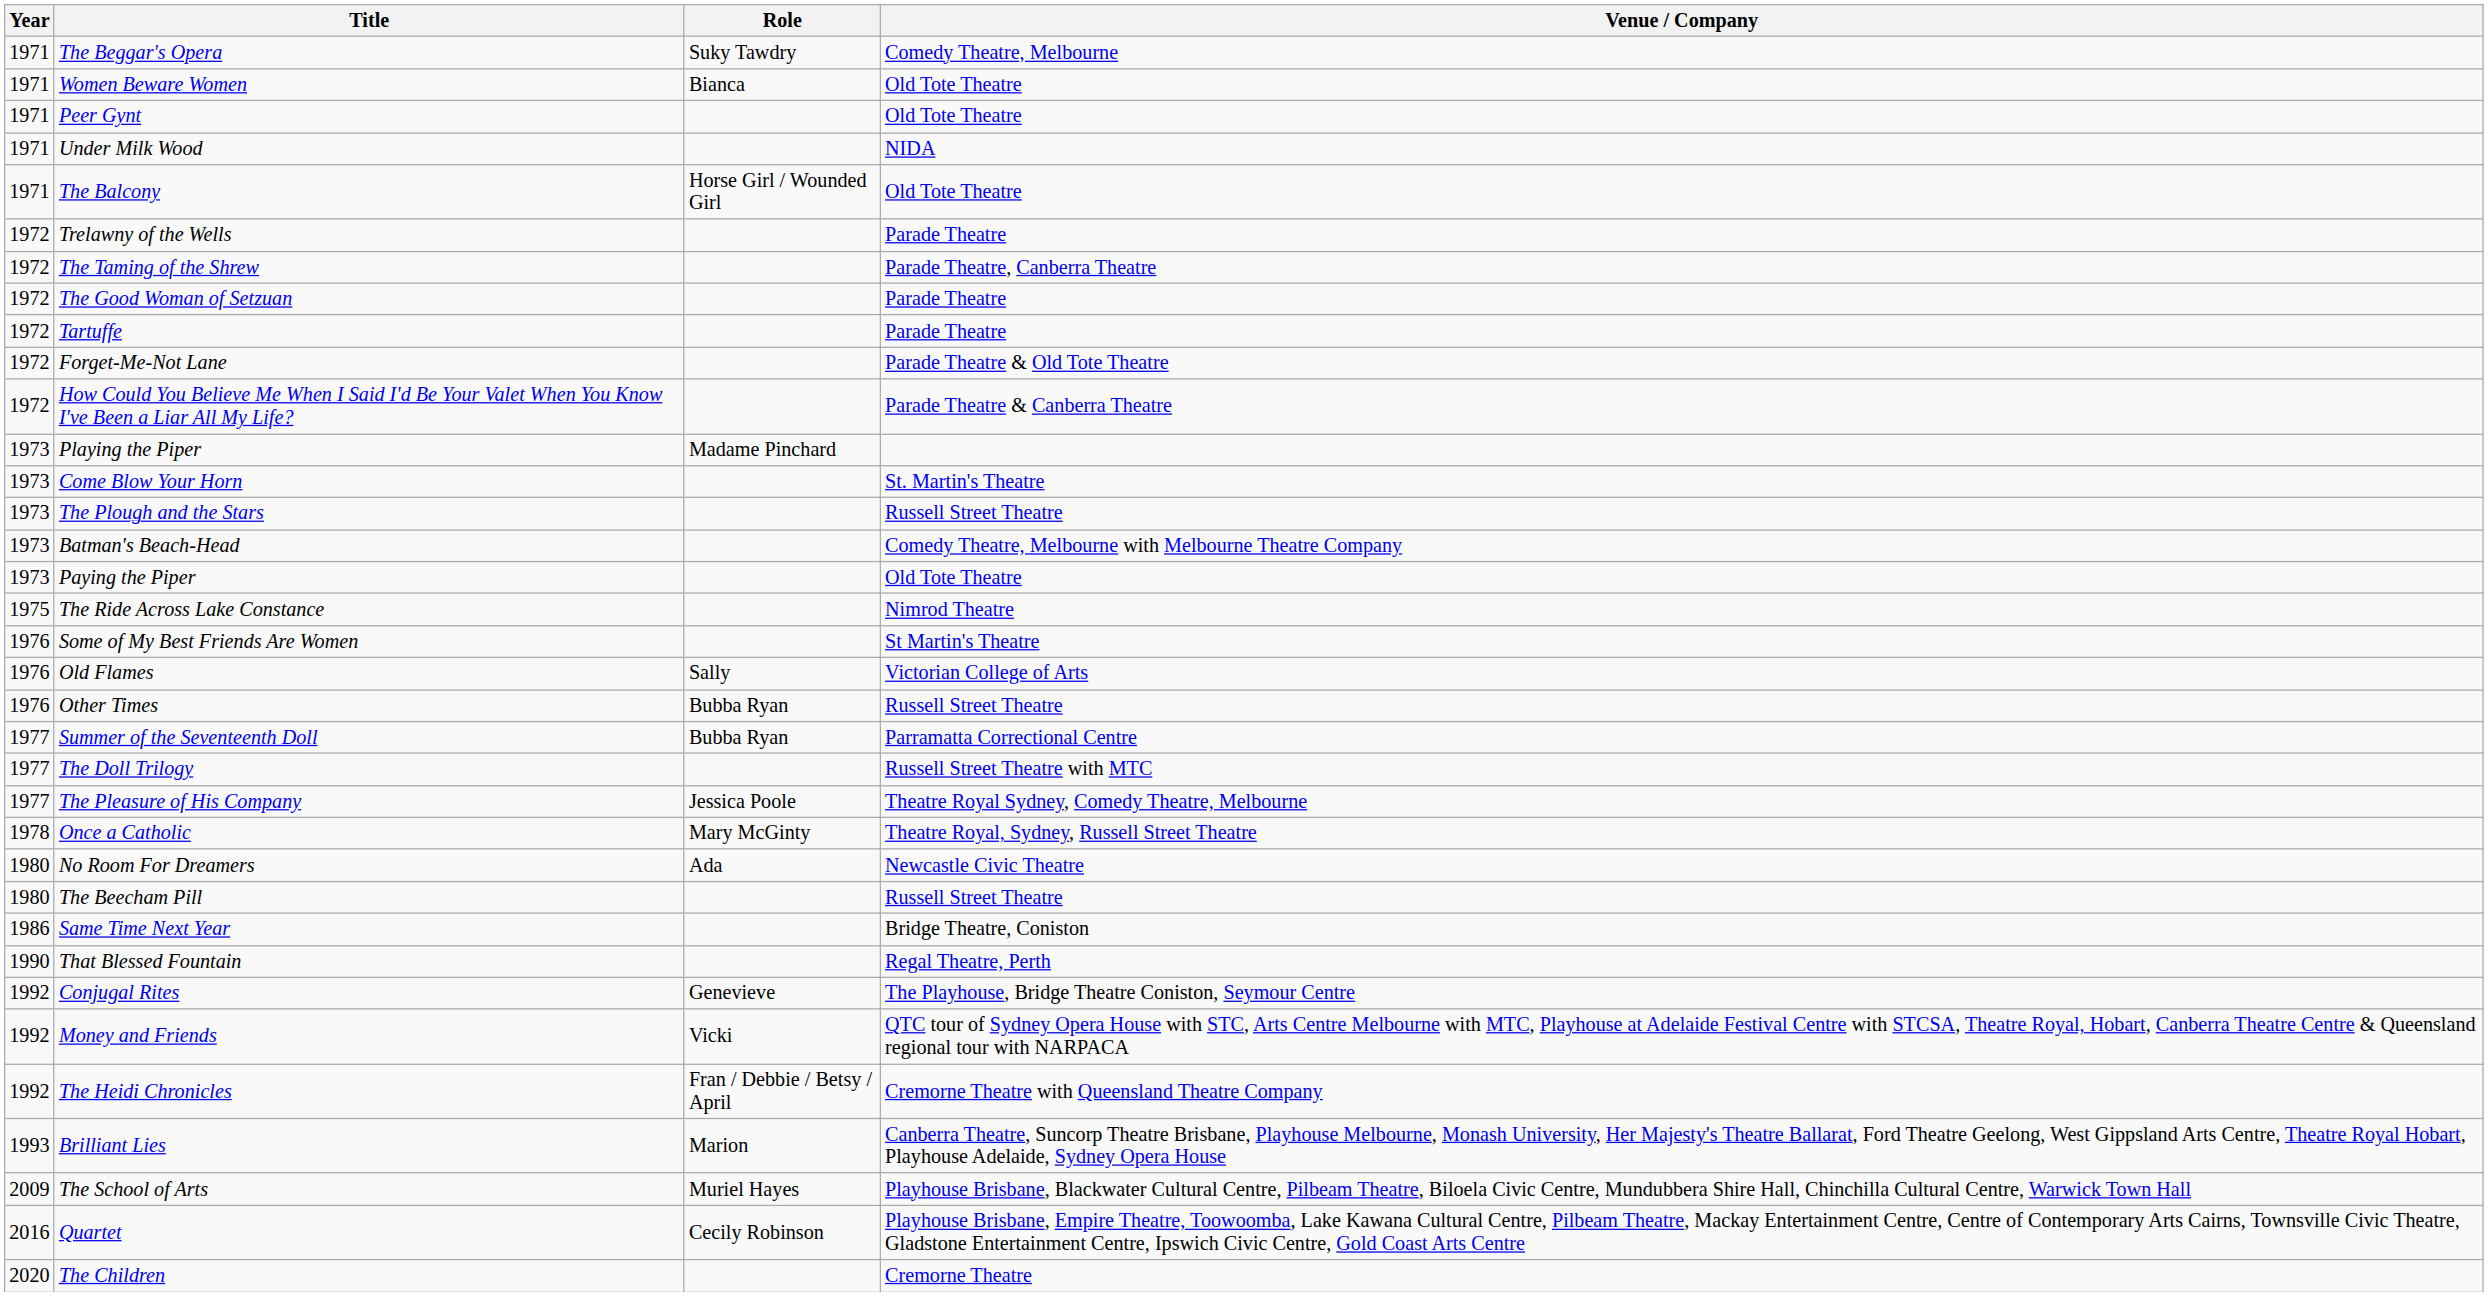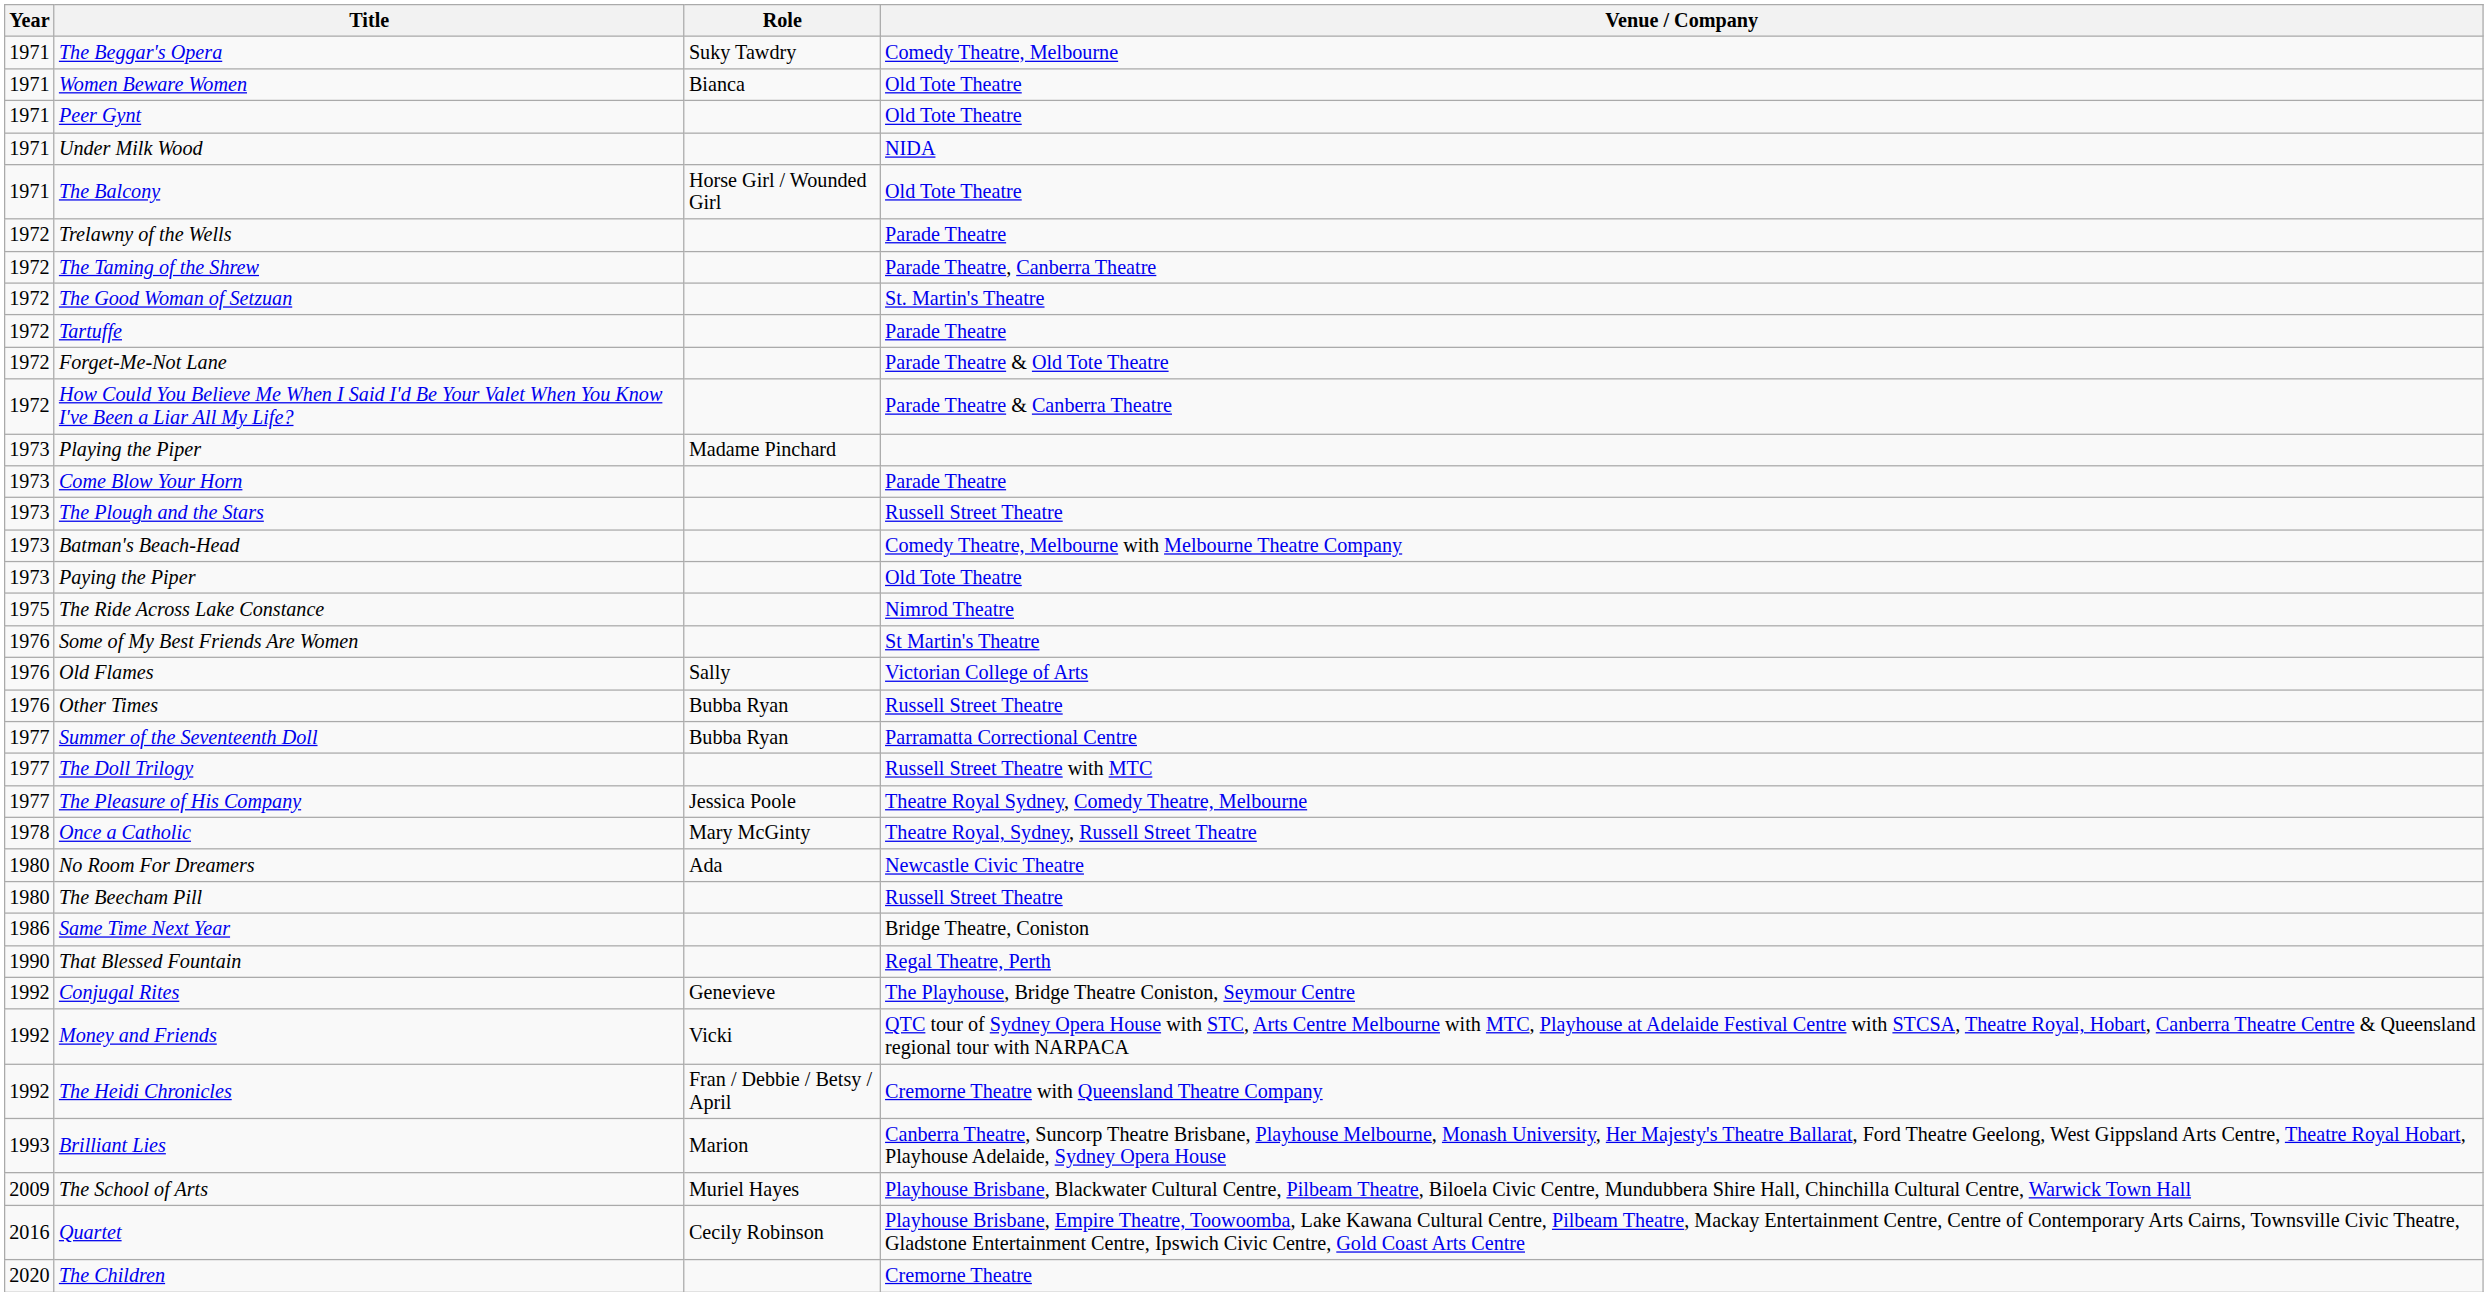(946, 298) Parade Theatre -> (965, 298) St. Martin's Theatre
(965, 481) St. Martin's Theatre -> (946, 481) Parade Theatre
